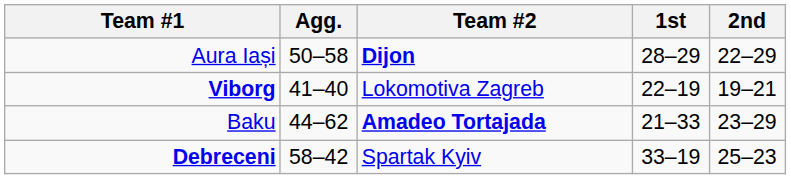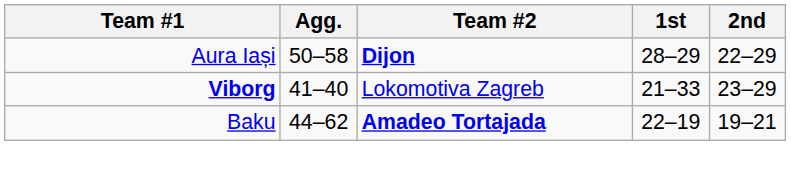(671, 88) 22–19 -> (671, 88) 21–33
(747, 88) 19–21 -> (747, 88) 23–29
(671, 122) 21–33 -> (671, 122) 22–19
(747, 122) 23–29 -> (747, 122) 19–21
- row: (224, 156)
